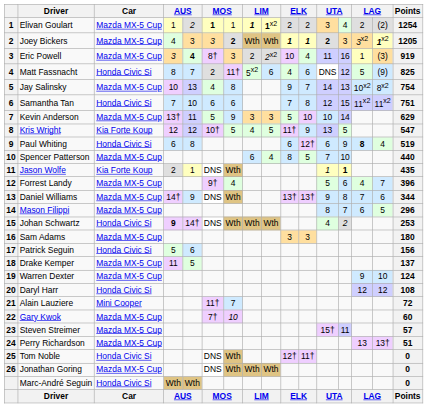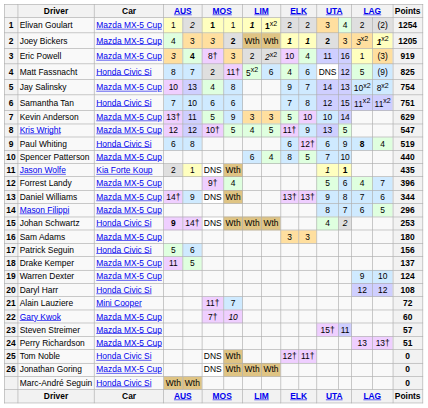(124, 130) Kia Forte Koup -> (129, 130) Mazda MX-5 Cup
